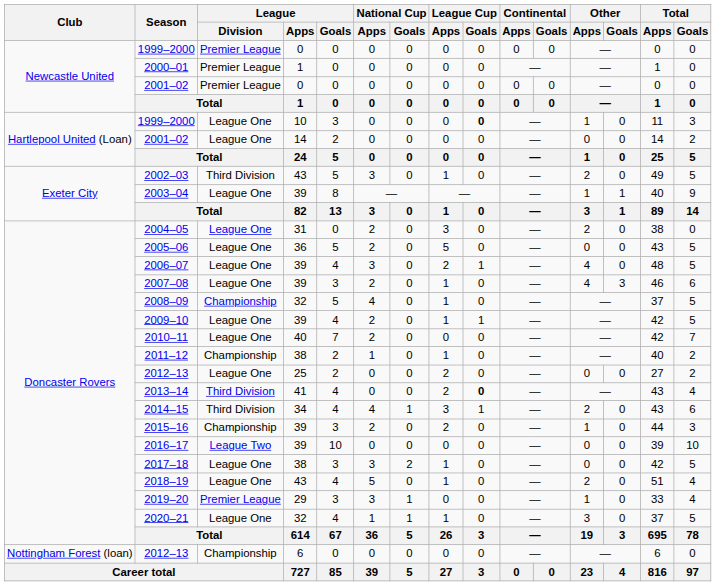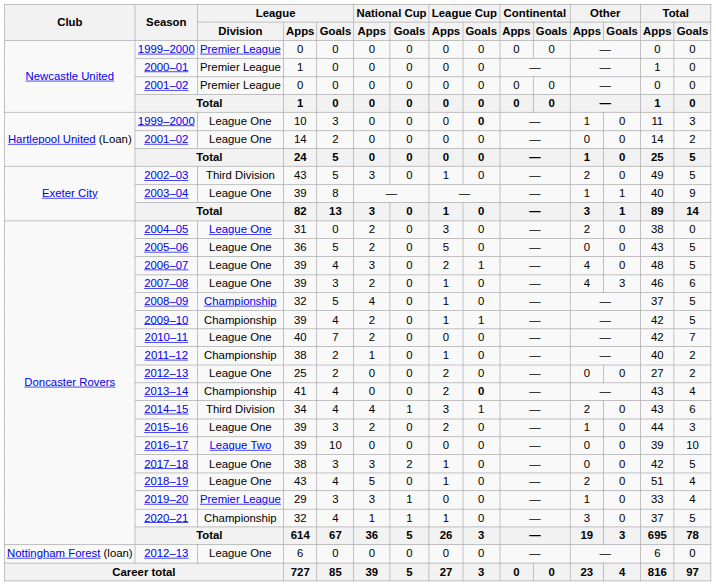(240, 319) League One -> (240, 319) Championship
(240, 391) Third Division -> (240, 391) Championship
(240, 427) Championship -> (240, 427) League One
(240, 517) League One -> (240, 517) Championship
(240, 553) Championship -> (240, 553) League One
